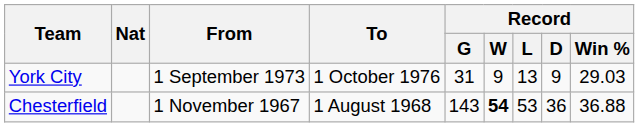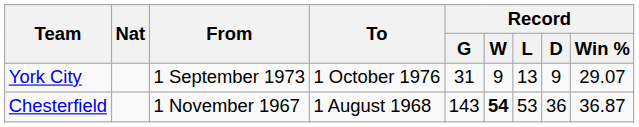(602, 77) 29.03 -> (602, 77) 29.07
(602, 106) 36.88 -> (602, 106) 36.87
